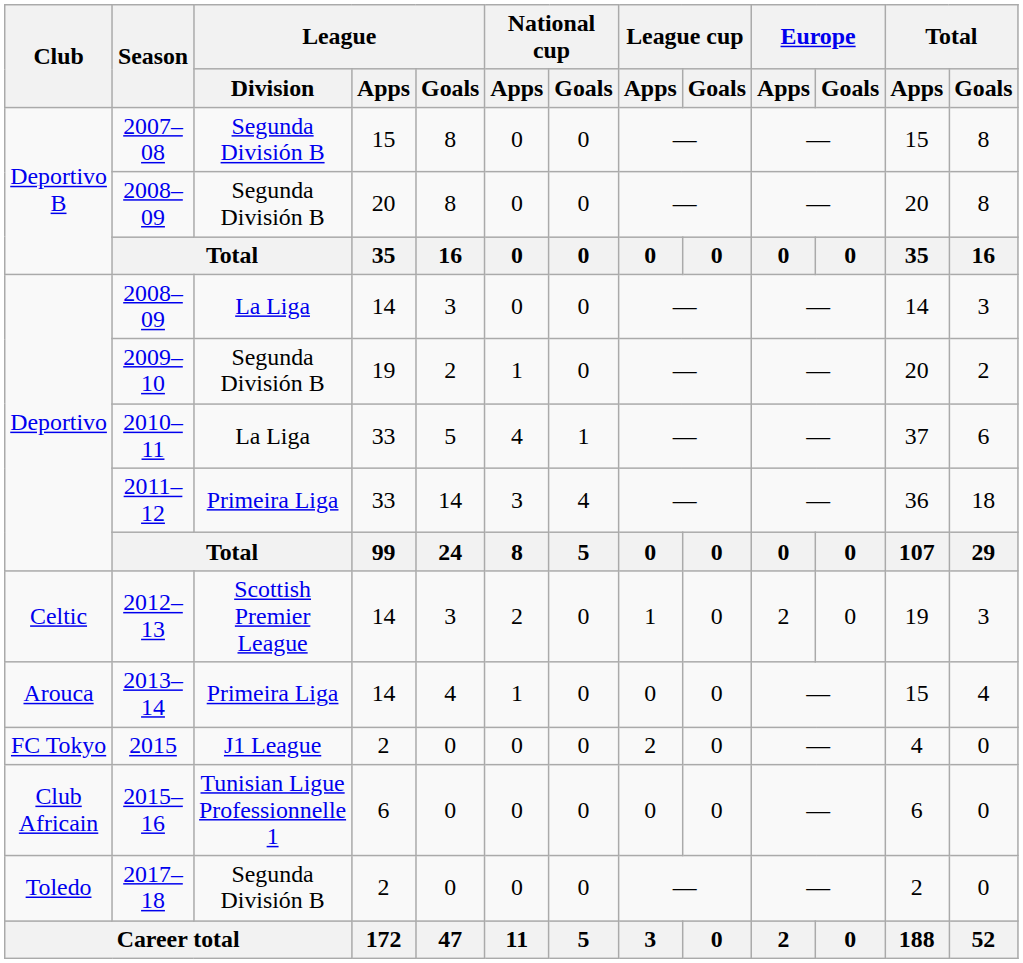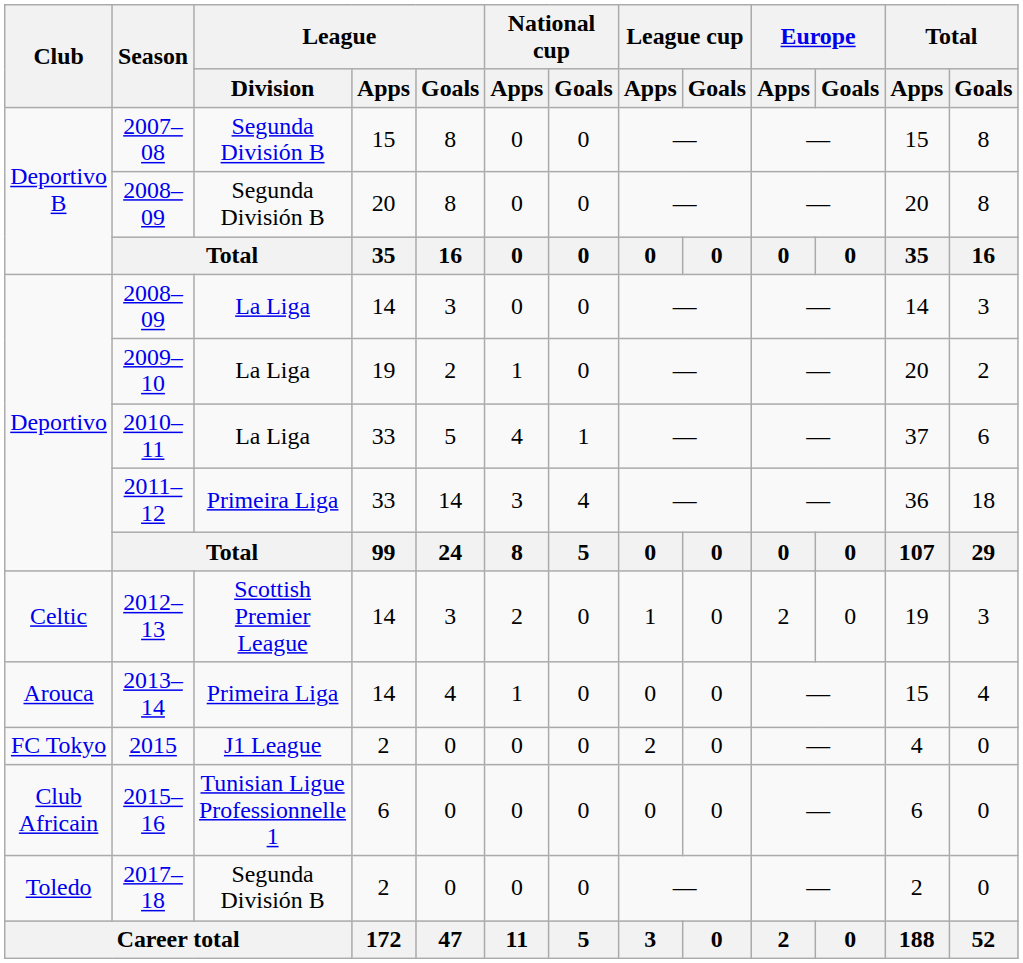(273, 370) Segunda División B -> (273, 370) La Liga
